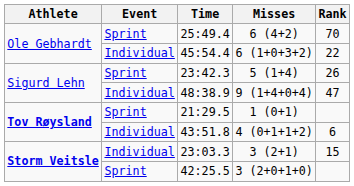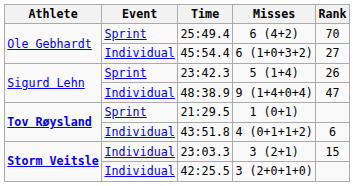(333, 53) 22 -> (333, 53) 27
(126, 171) Sprint -> (140, 171) Individual
